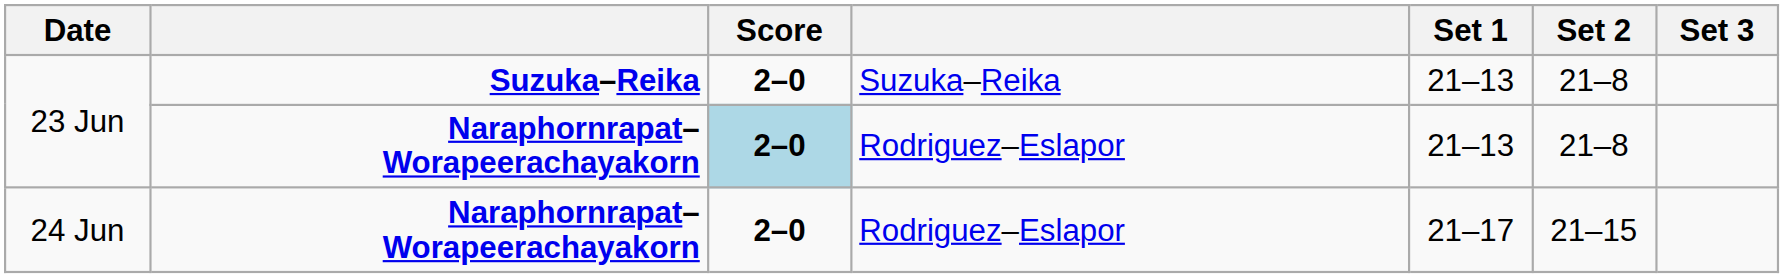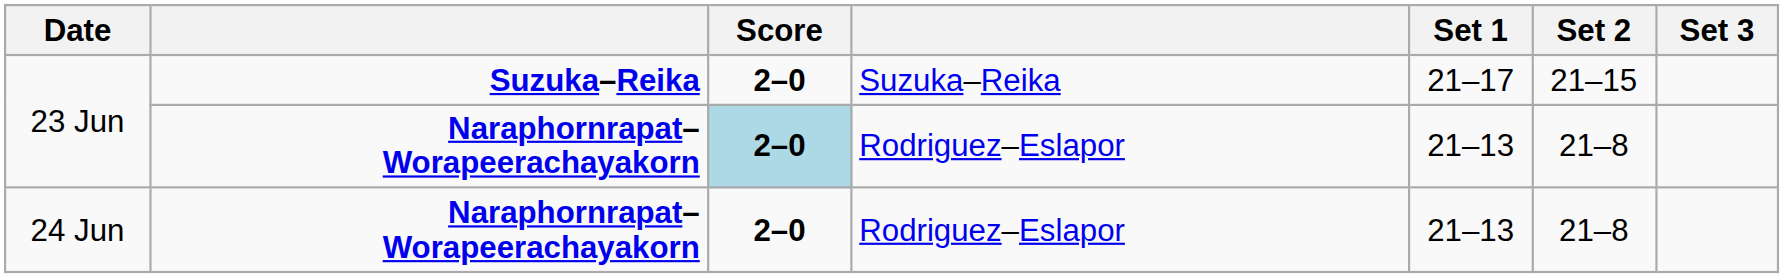(1471, 80) 21–13 -> (1471, 80) 21–17
(1594, 80) 21–8 -> (1594, 80) 21–15
(1471, 230) 21–17 -> (1471, 230) 21–13
(1594, 230) 21–15 -> (1594, 230) 21–8
